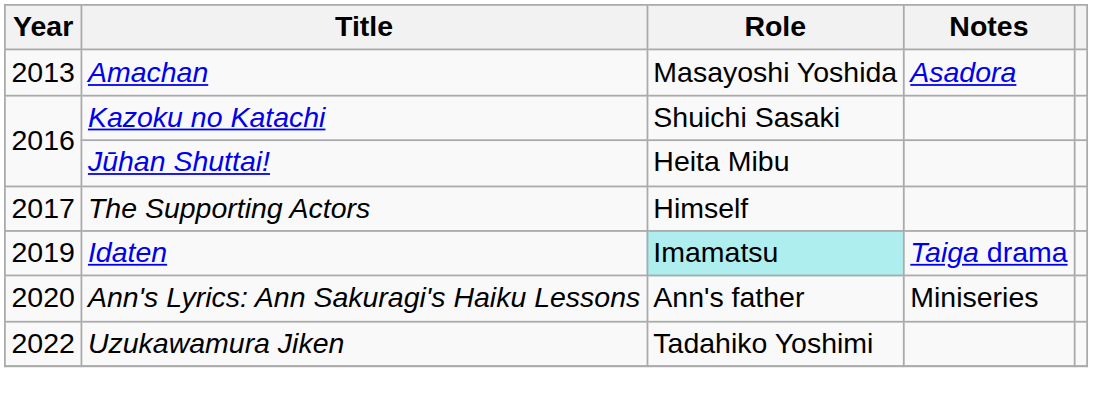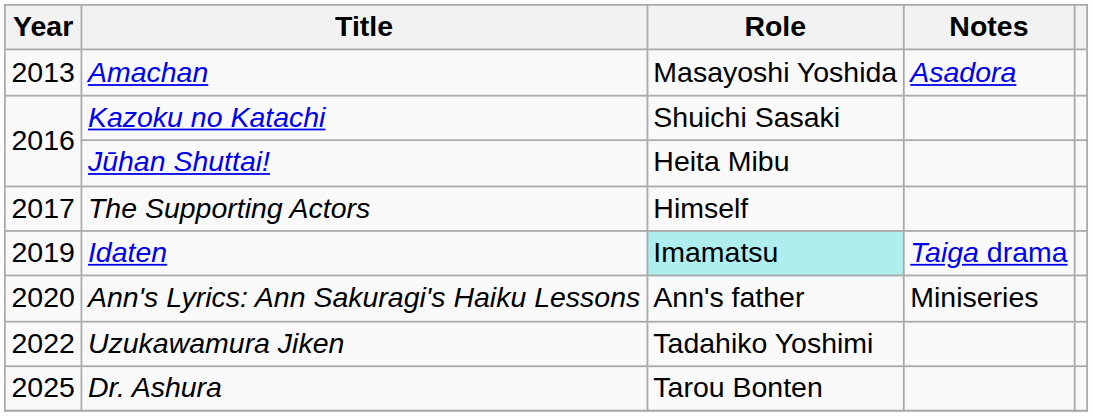+ row: (155, 388)
